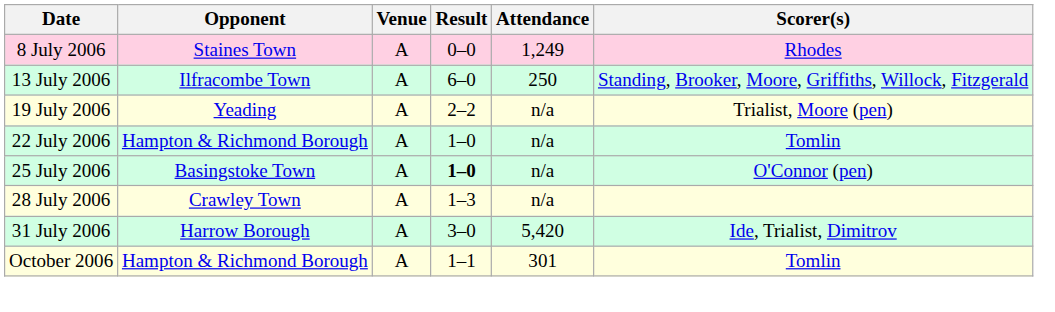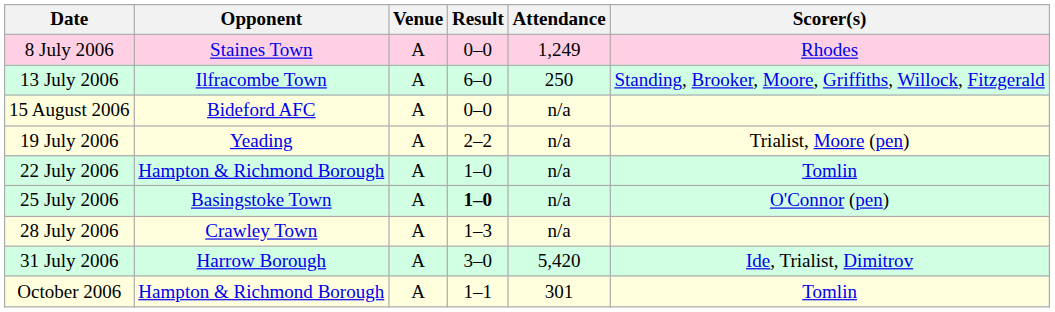+ row: (69, 110)
